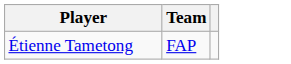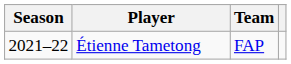+ column: (38, 18)
